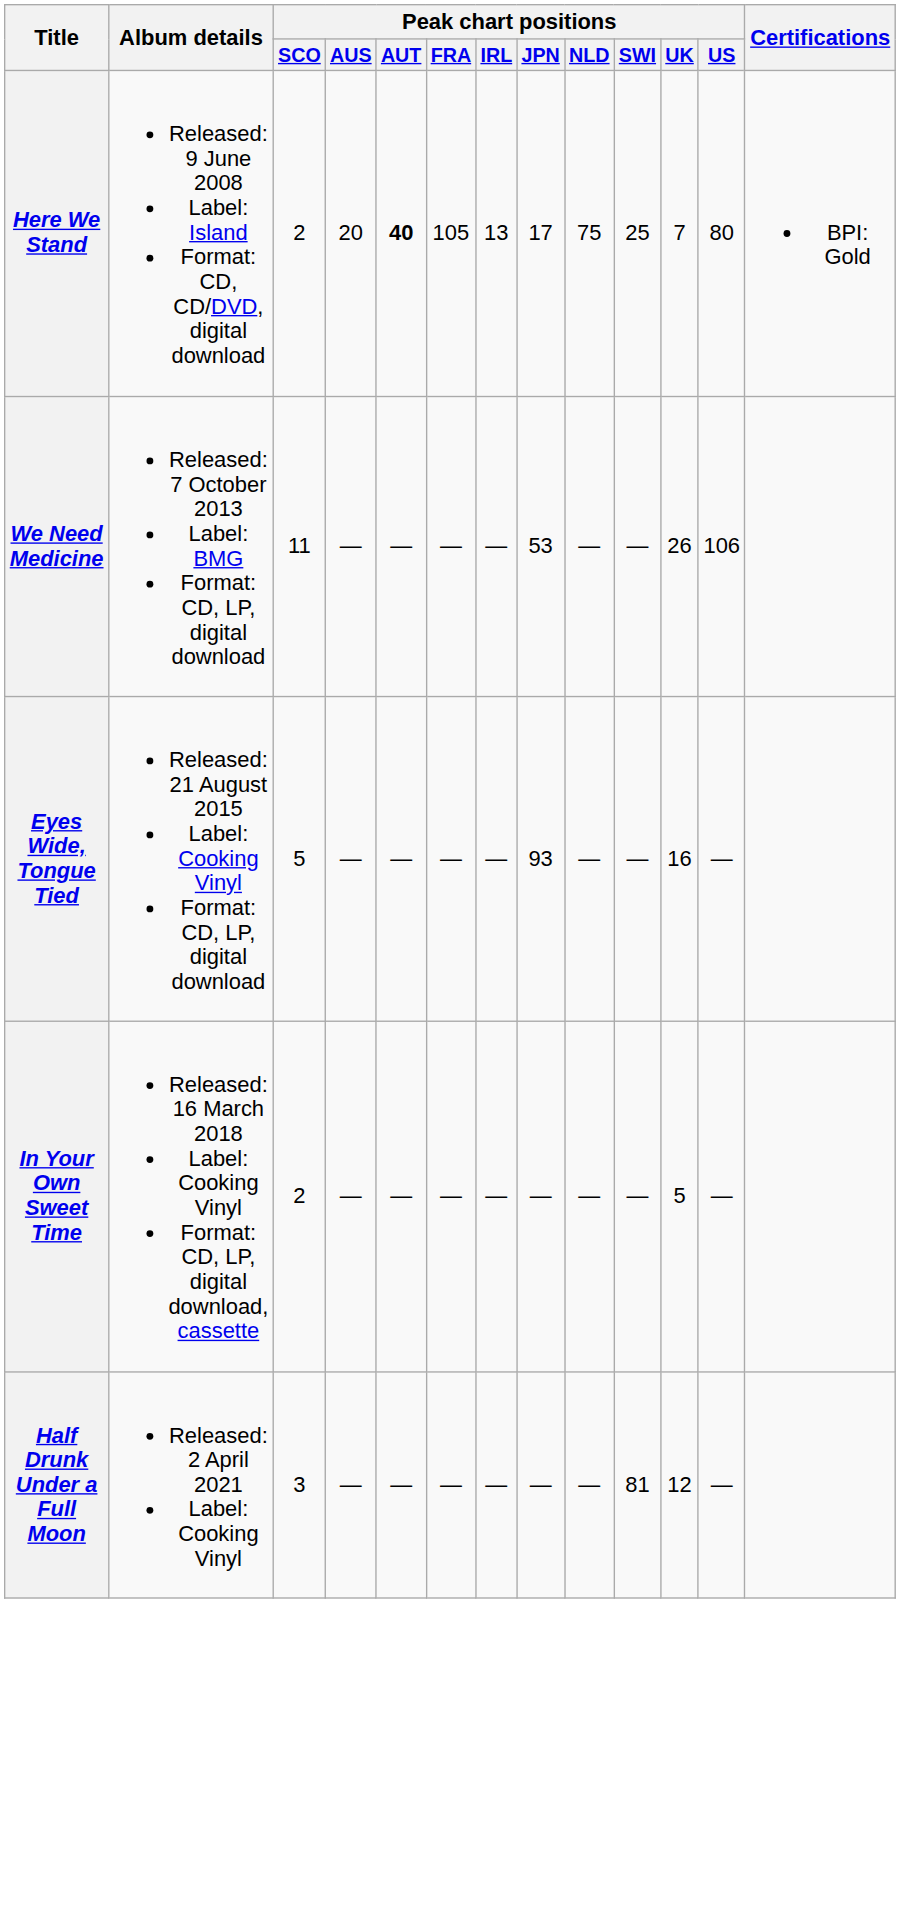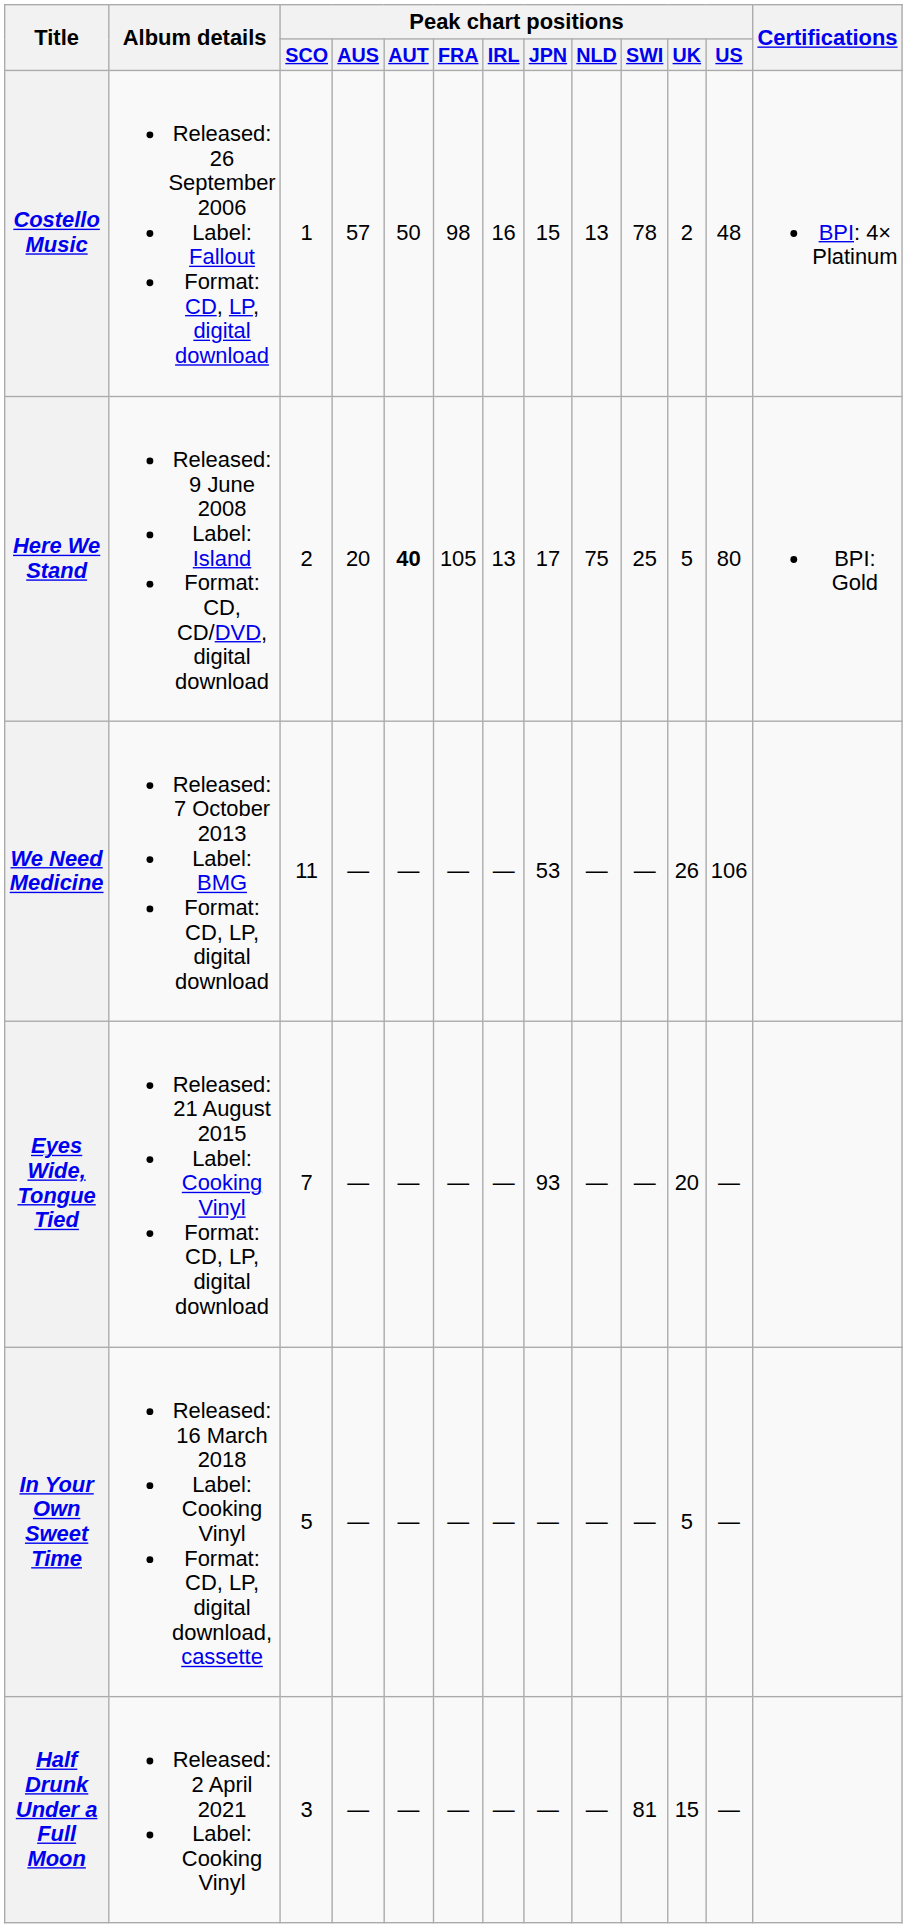+ row: (57, 233)
(680, 233) 7 -> (687, 558) 5
(299, 858) 5 -> (307, 1183) 7
(680, 858) 16 -> (687, 1183) 20
(299, 1196) 2 -> (307, 1521) 5
(680, 1484) 12 -> (687, 1809) 15
